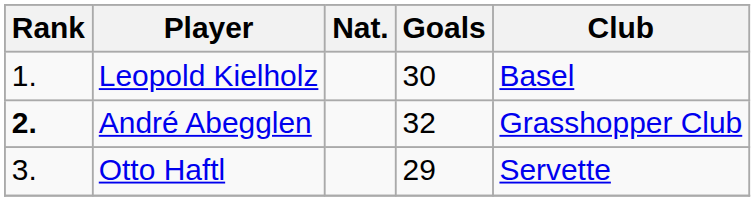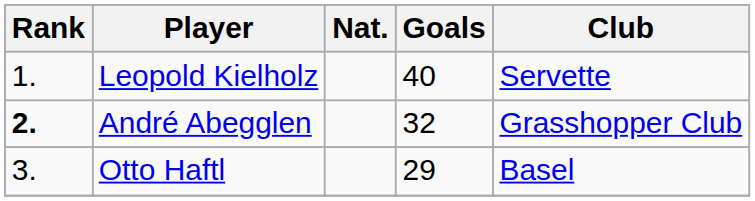(419, 75) 30 -> (419, 75) 40
(537, 75) Basel -> (555, 75) Servette
(555, 170) Servette -> (537, 170) Basel
